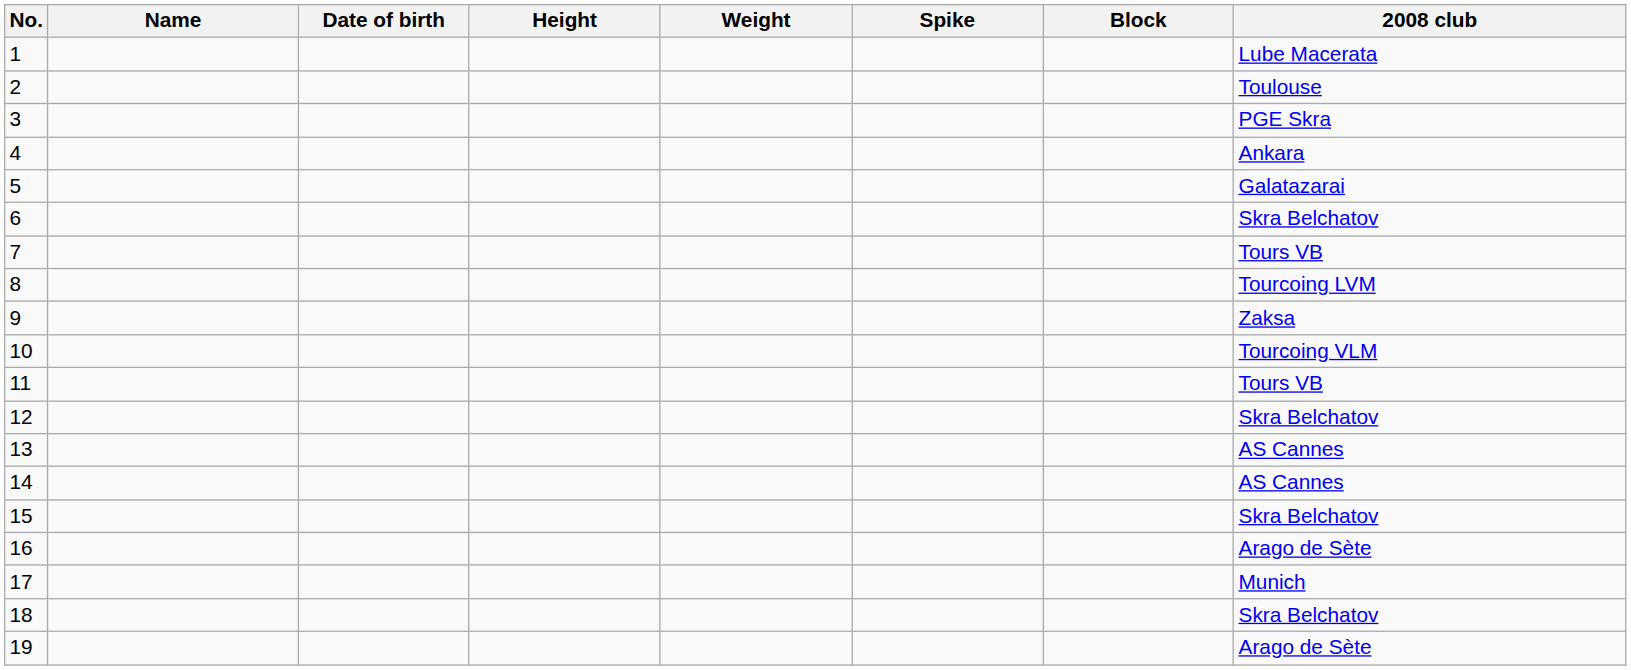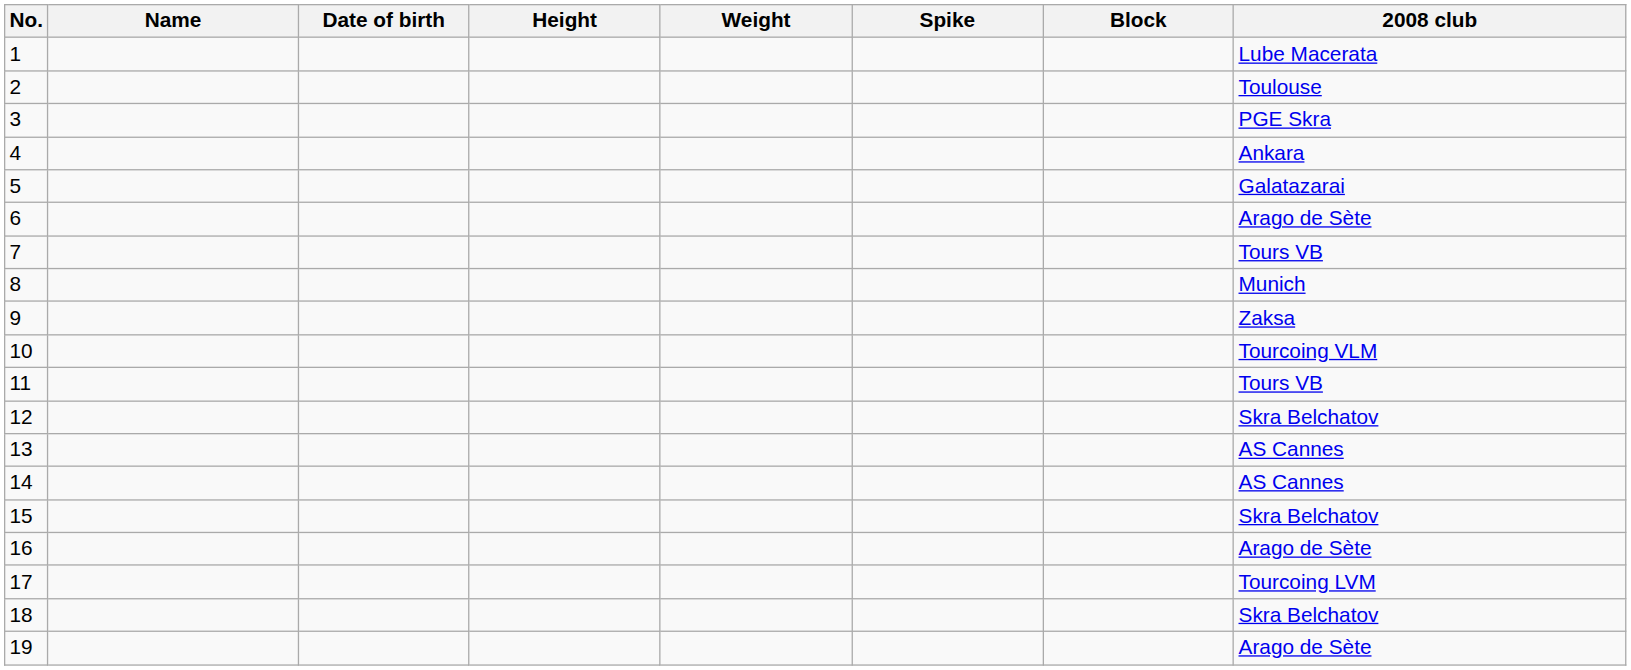(1308, 218) Skra Belchatov -> (1305, 218) Arago de Sète
(1307, 284) Tourcoing LVM -> (1272, 284) Munich
(1272, 581) Munich -> (1307, 581) Tourcoing LVM
